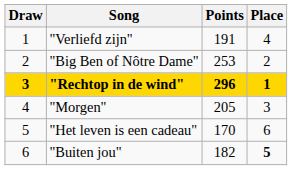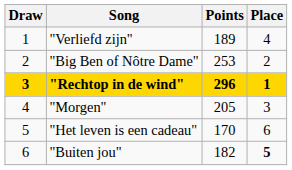(225, 38) 191 -> (225, 38) 189
